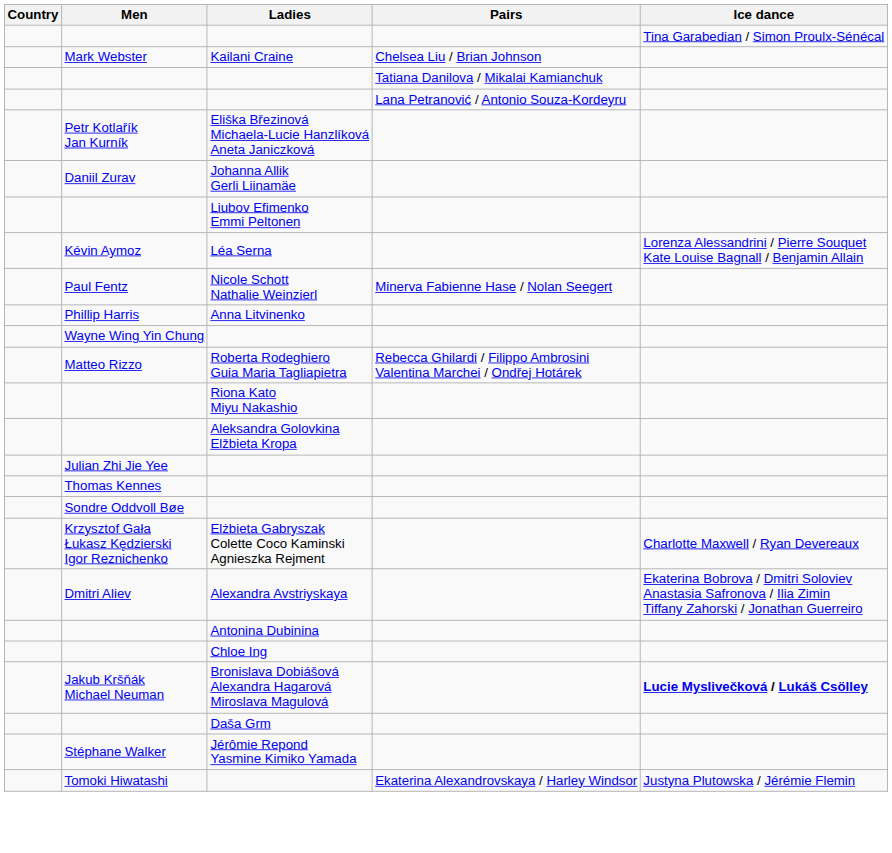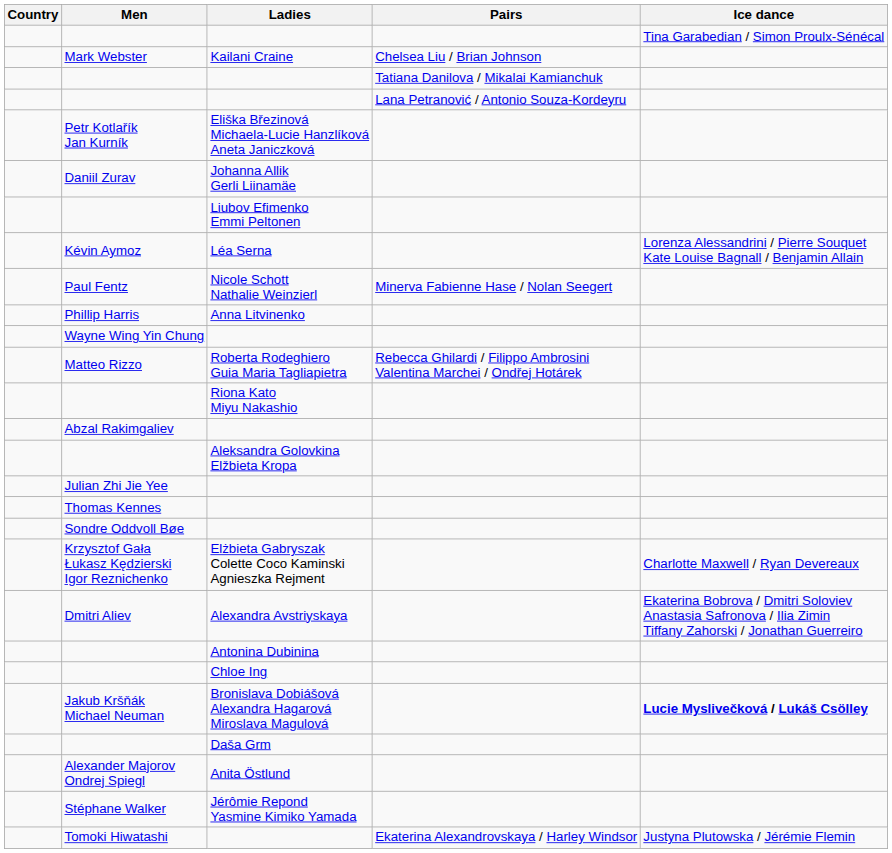+ row: (119, 429)
+ row: (120, 773)
